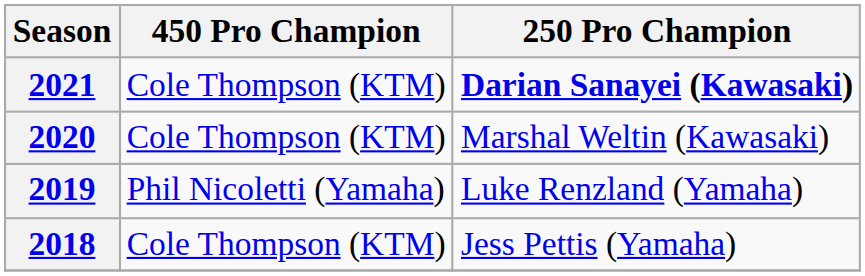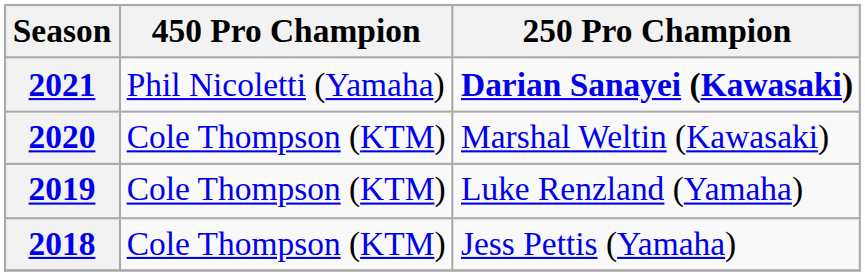(286, 84) Cole Thompson (KTM) -> (286, 84) Phil Nicoletti (Yamaha)
(286, 190) Phil Nicoletti (Yamaha) -> (286, 190) Cole Thompson (KTM)
